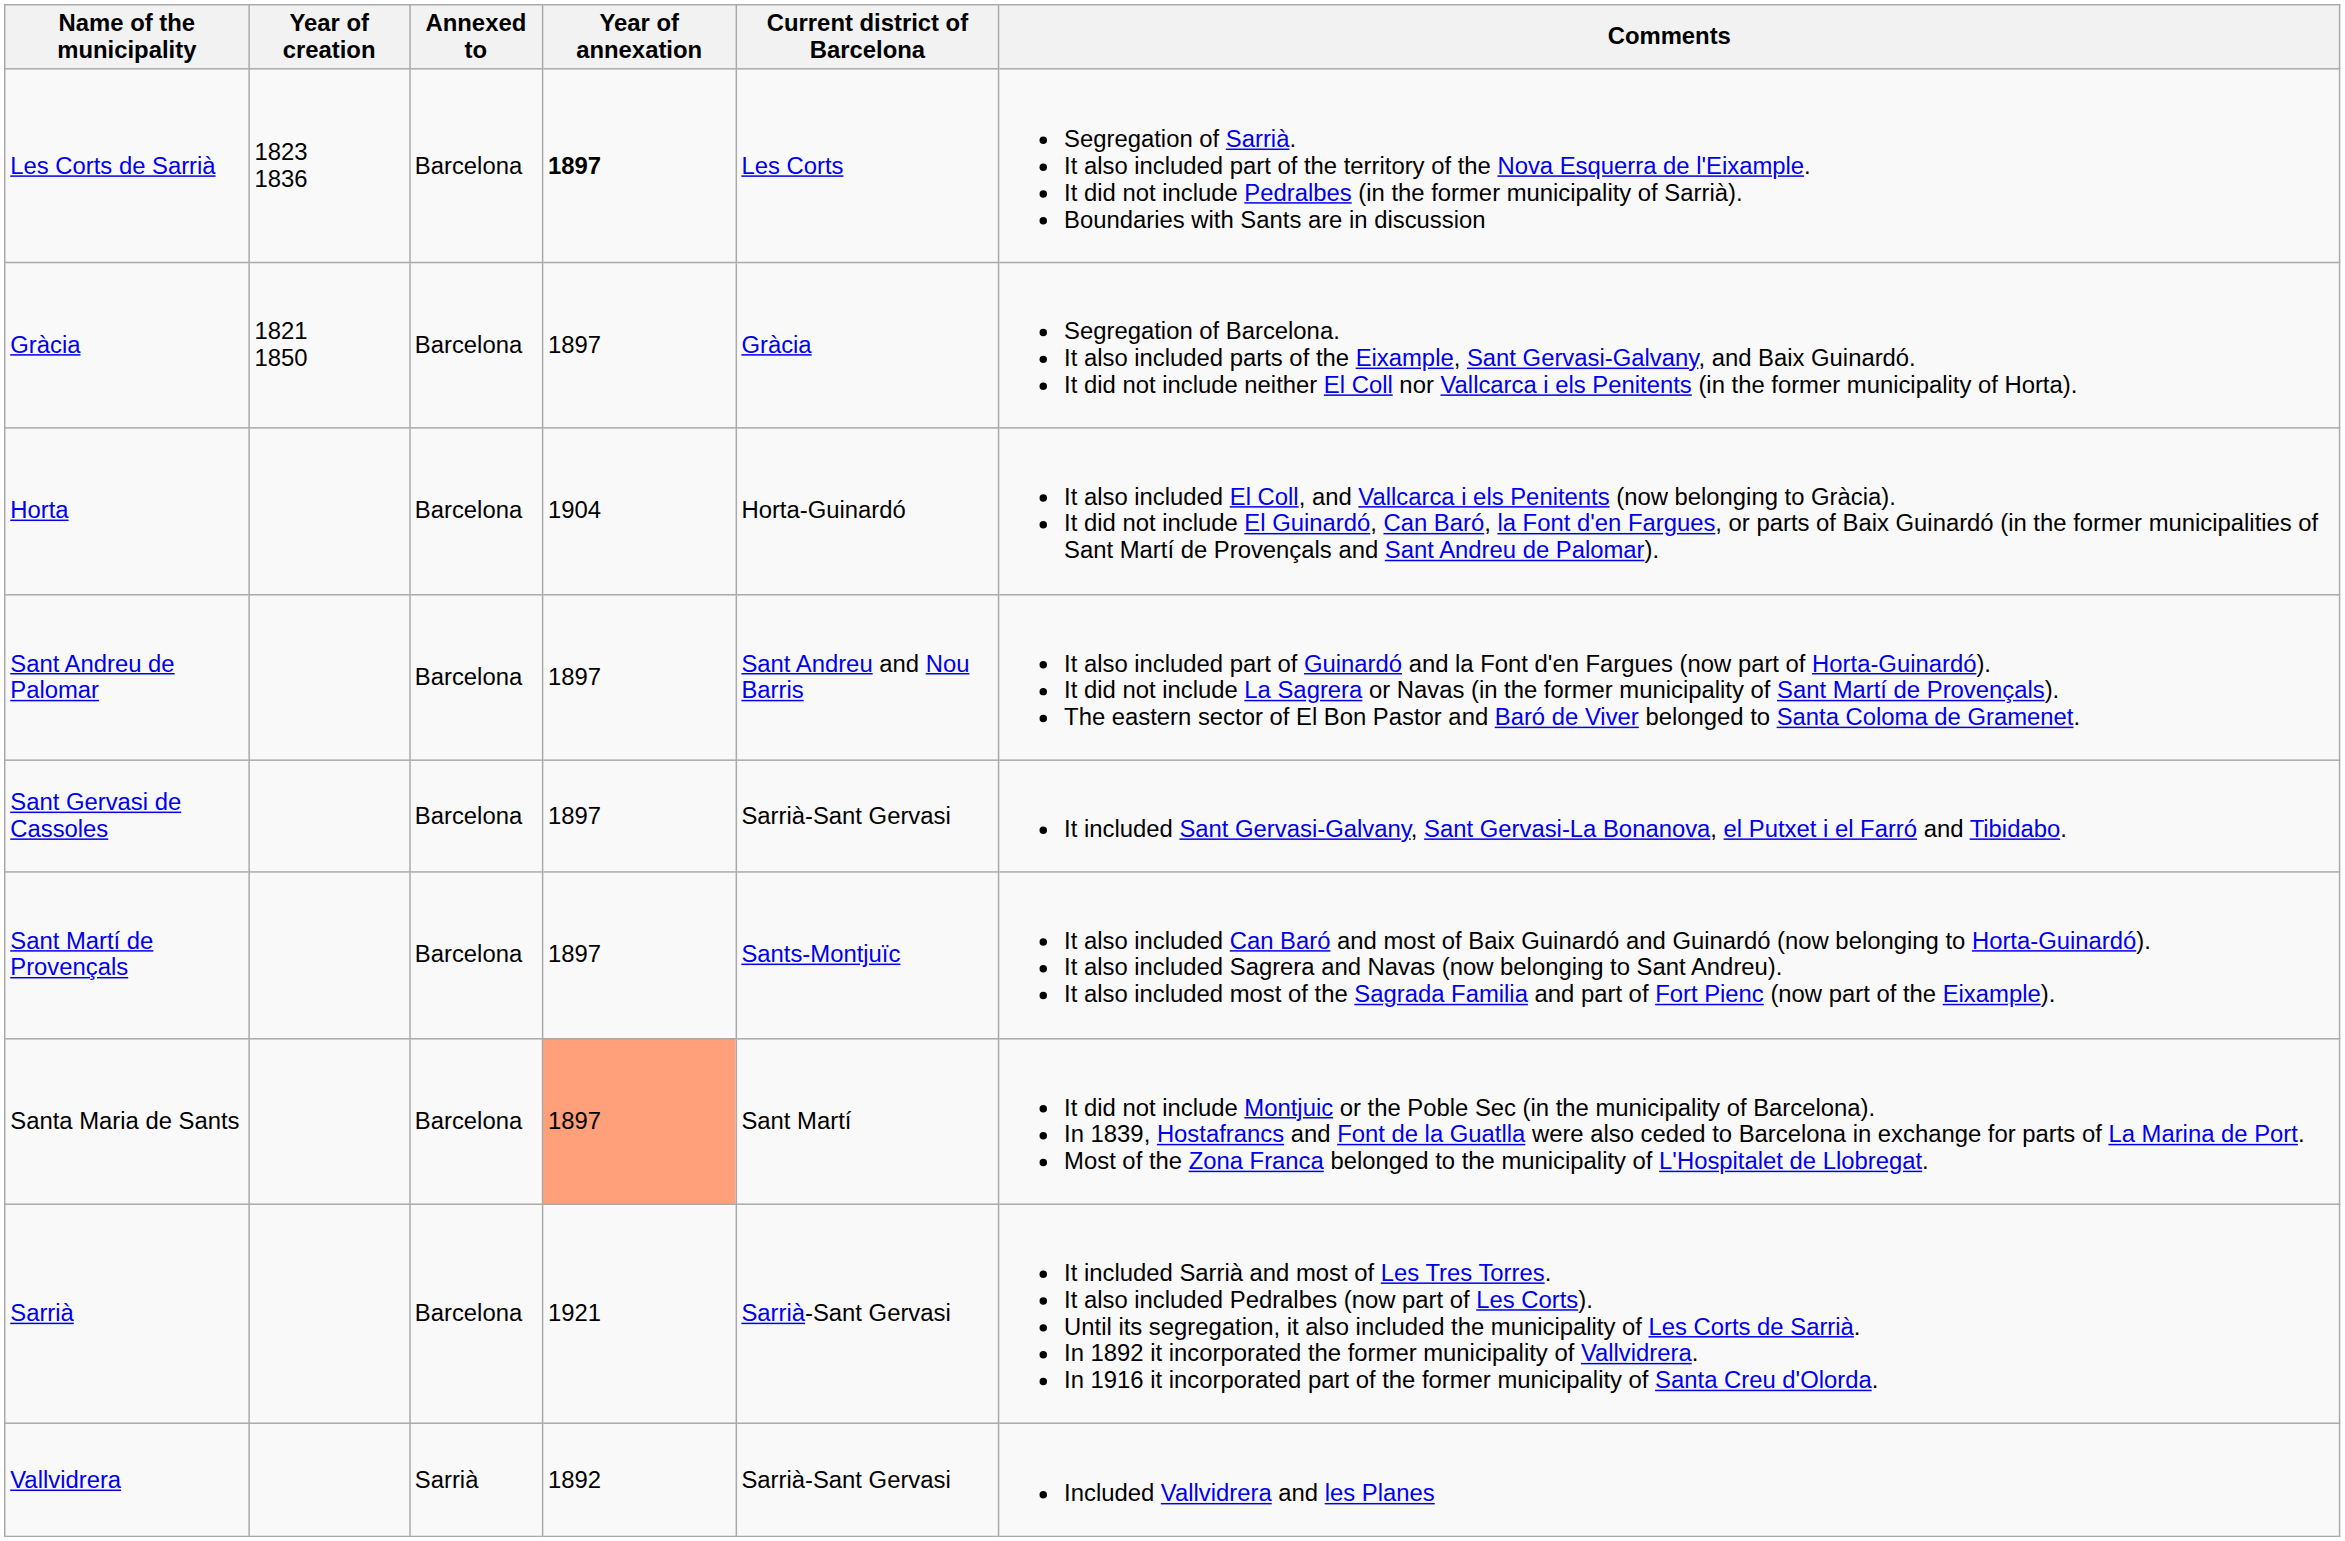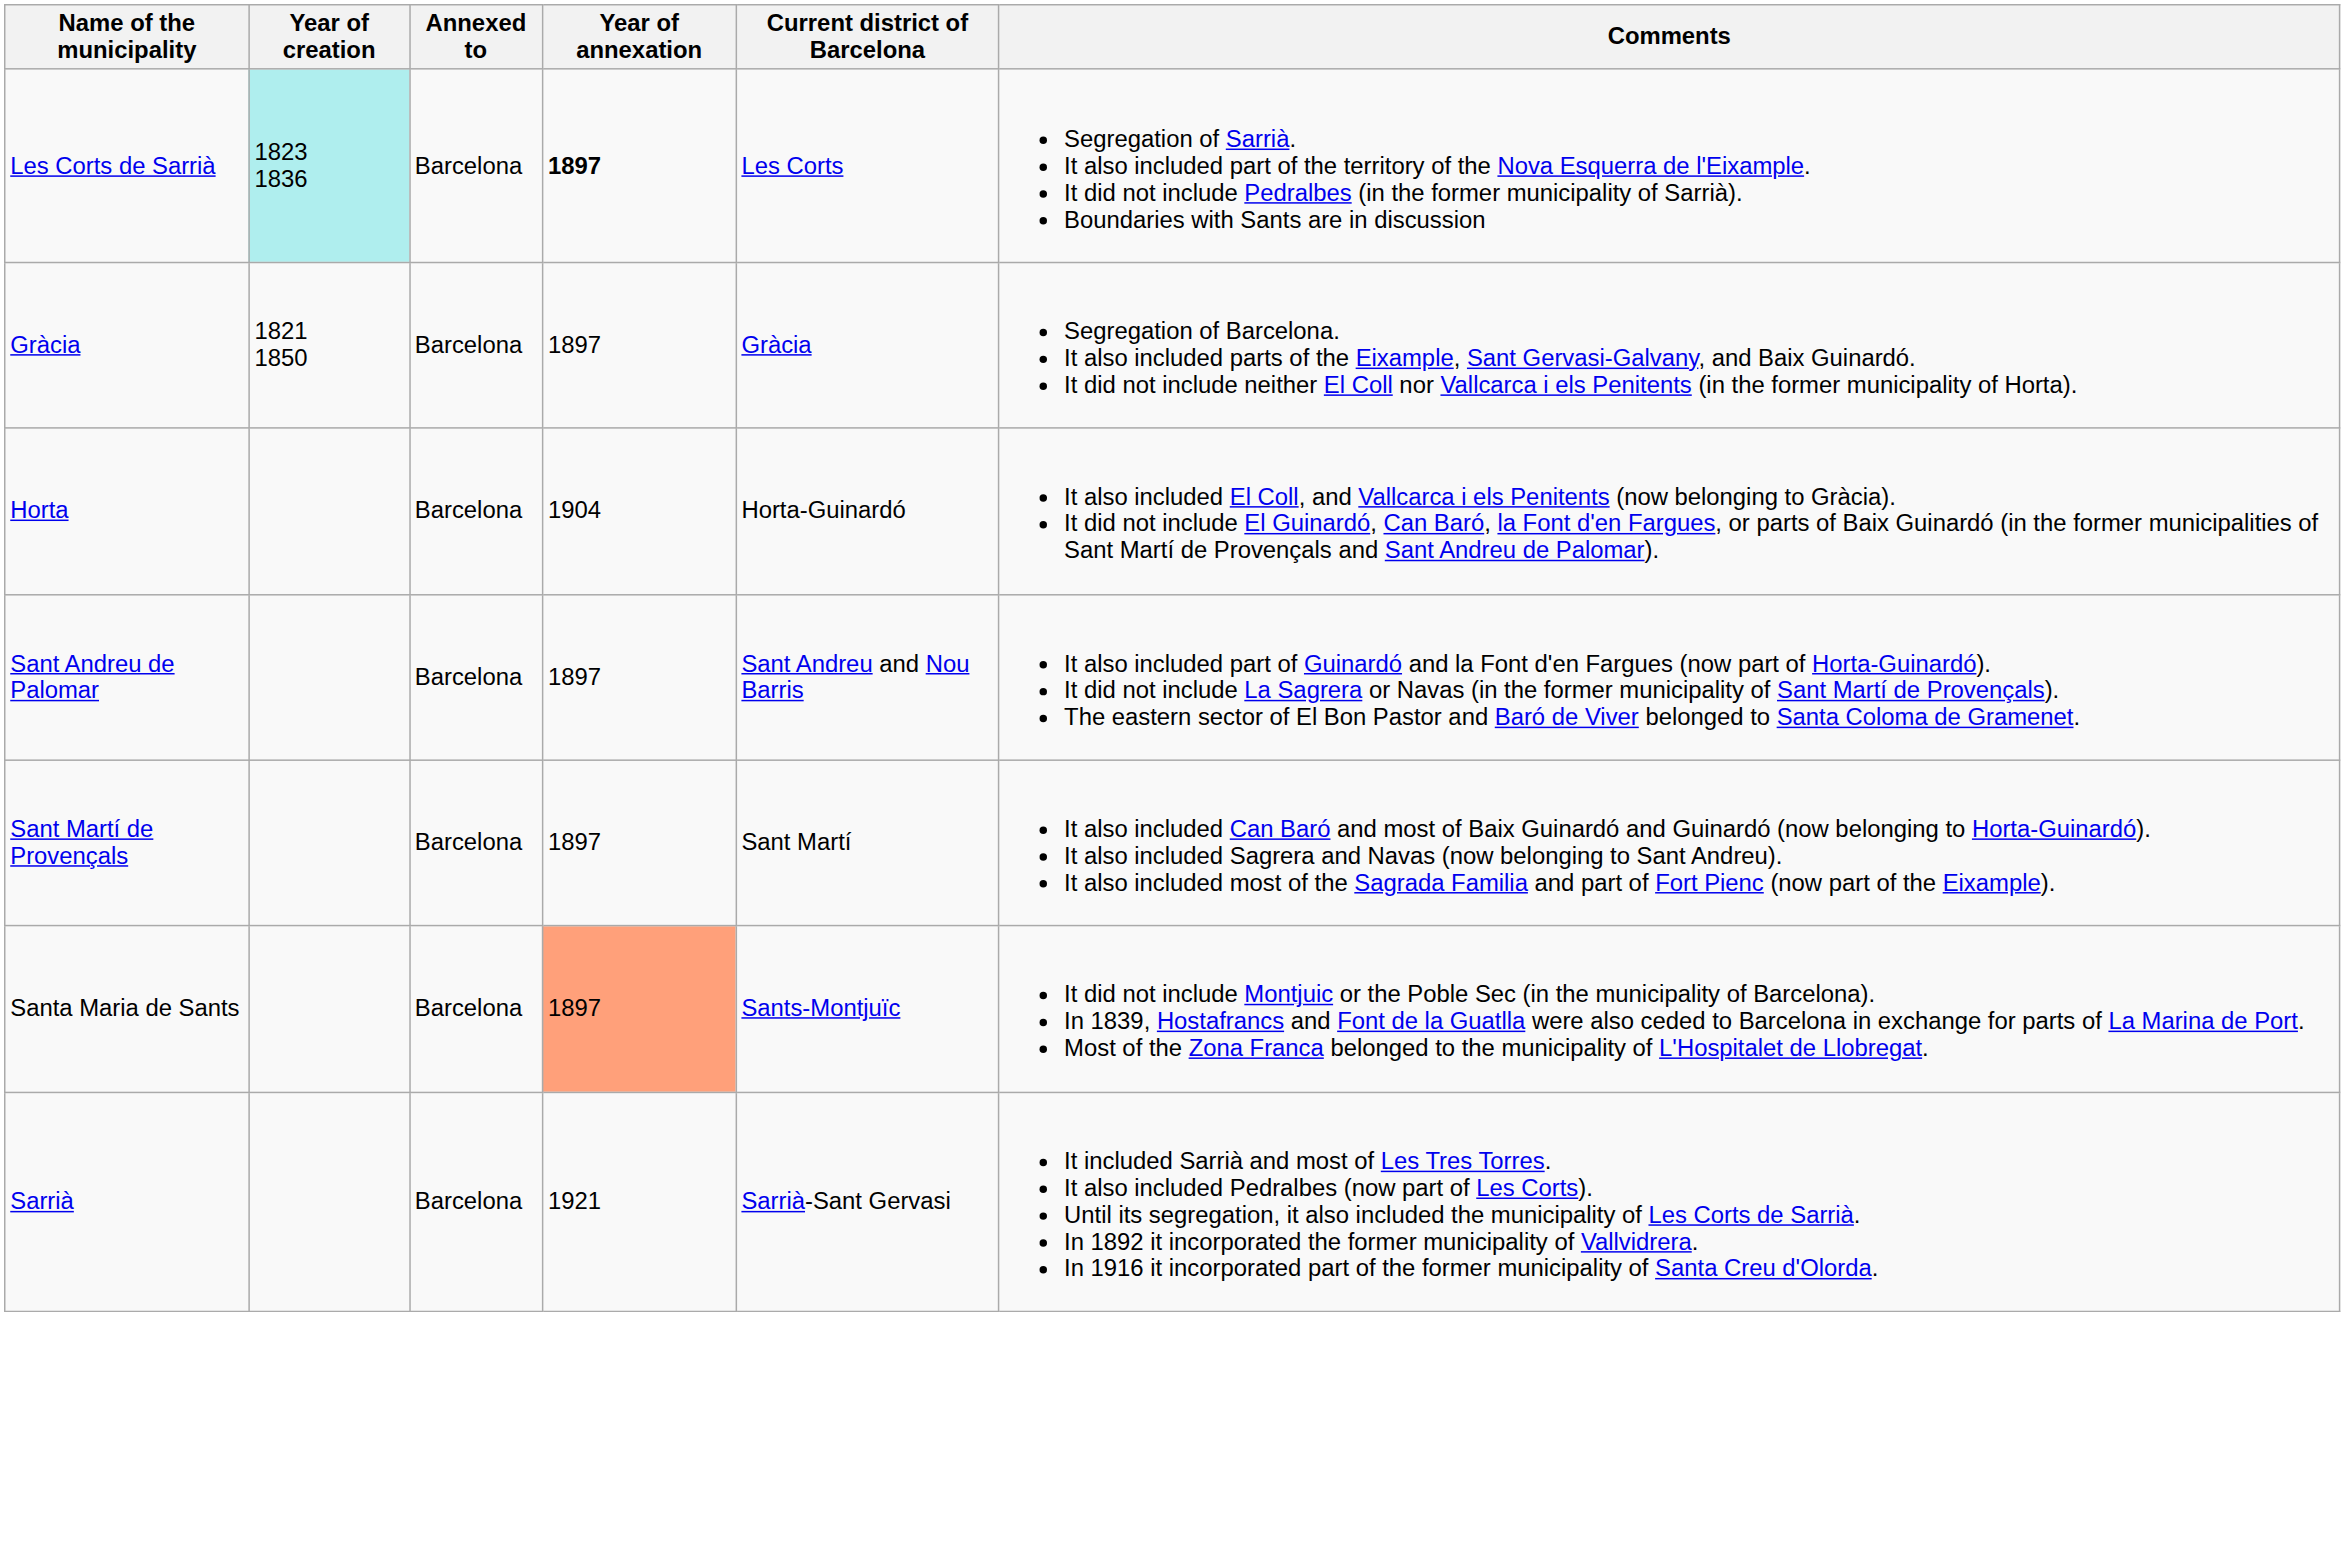(281, 165) no background -> (281, 165) paleturquoise background
- row: (96, 815)
(821, 955) Sants-Montjuïc -> (796, 842) Sant Martí
(796, 1120) Sant Martí -> (821, 1008) Sants-Montjuïc
- row: (66, 1479)
